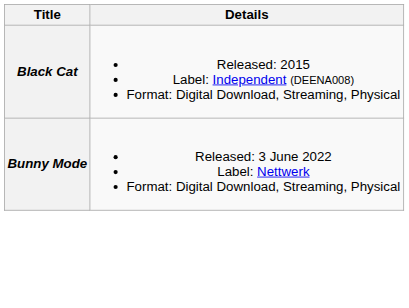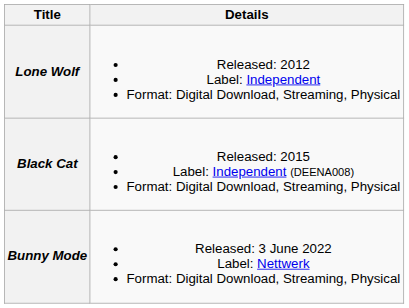+ row: (47, 71)
